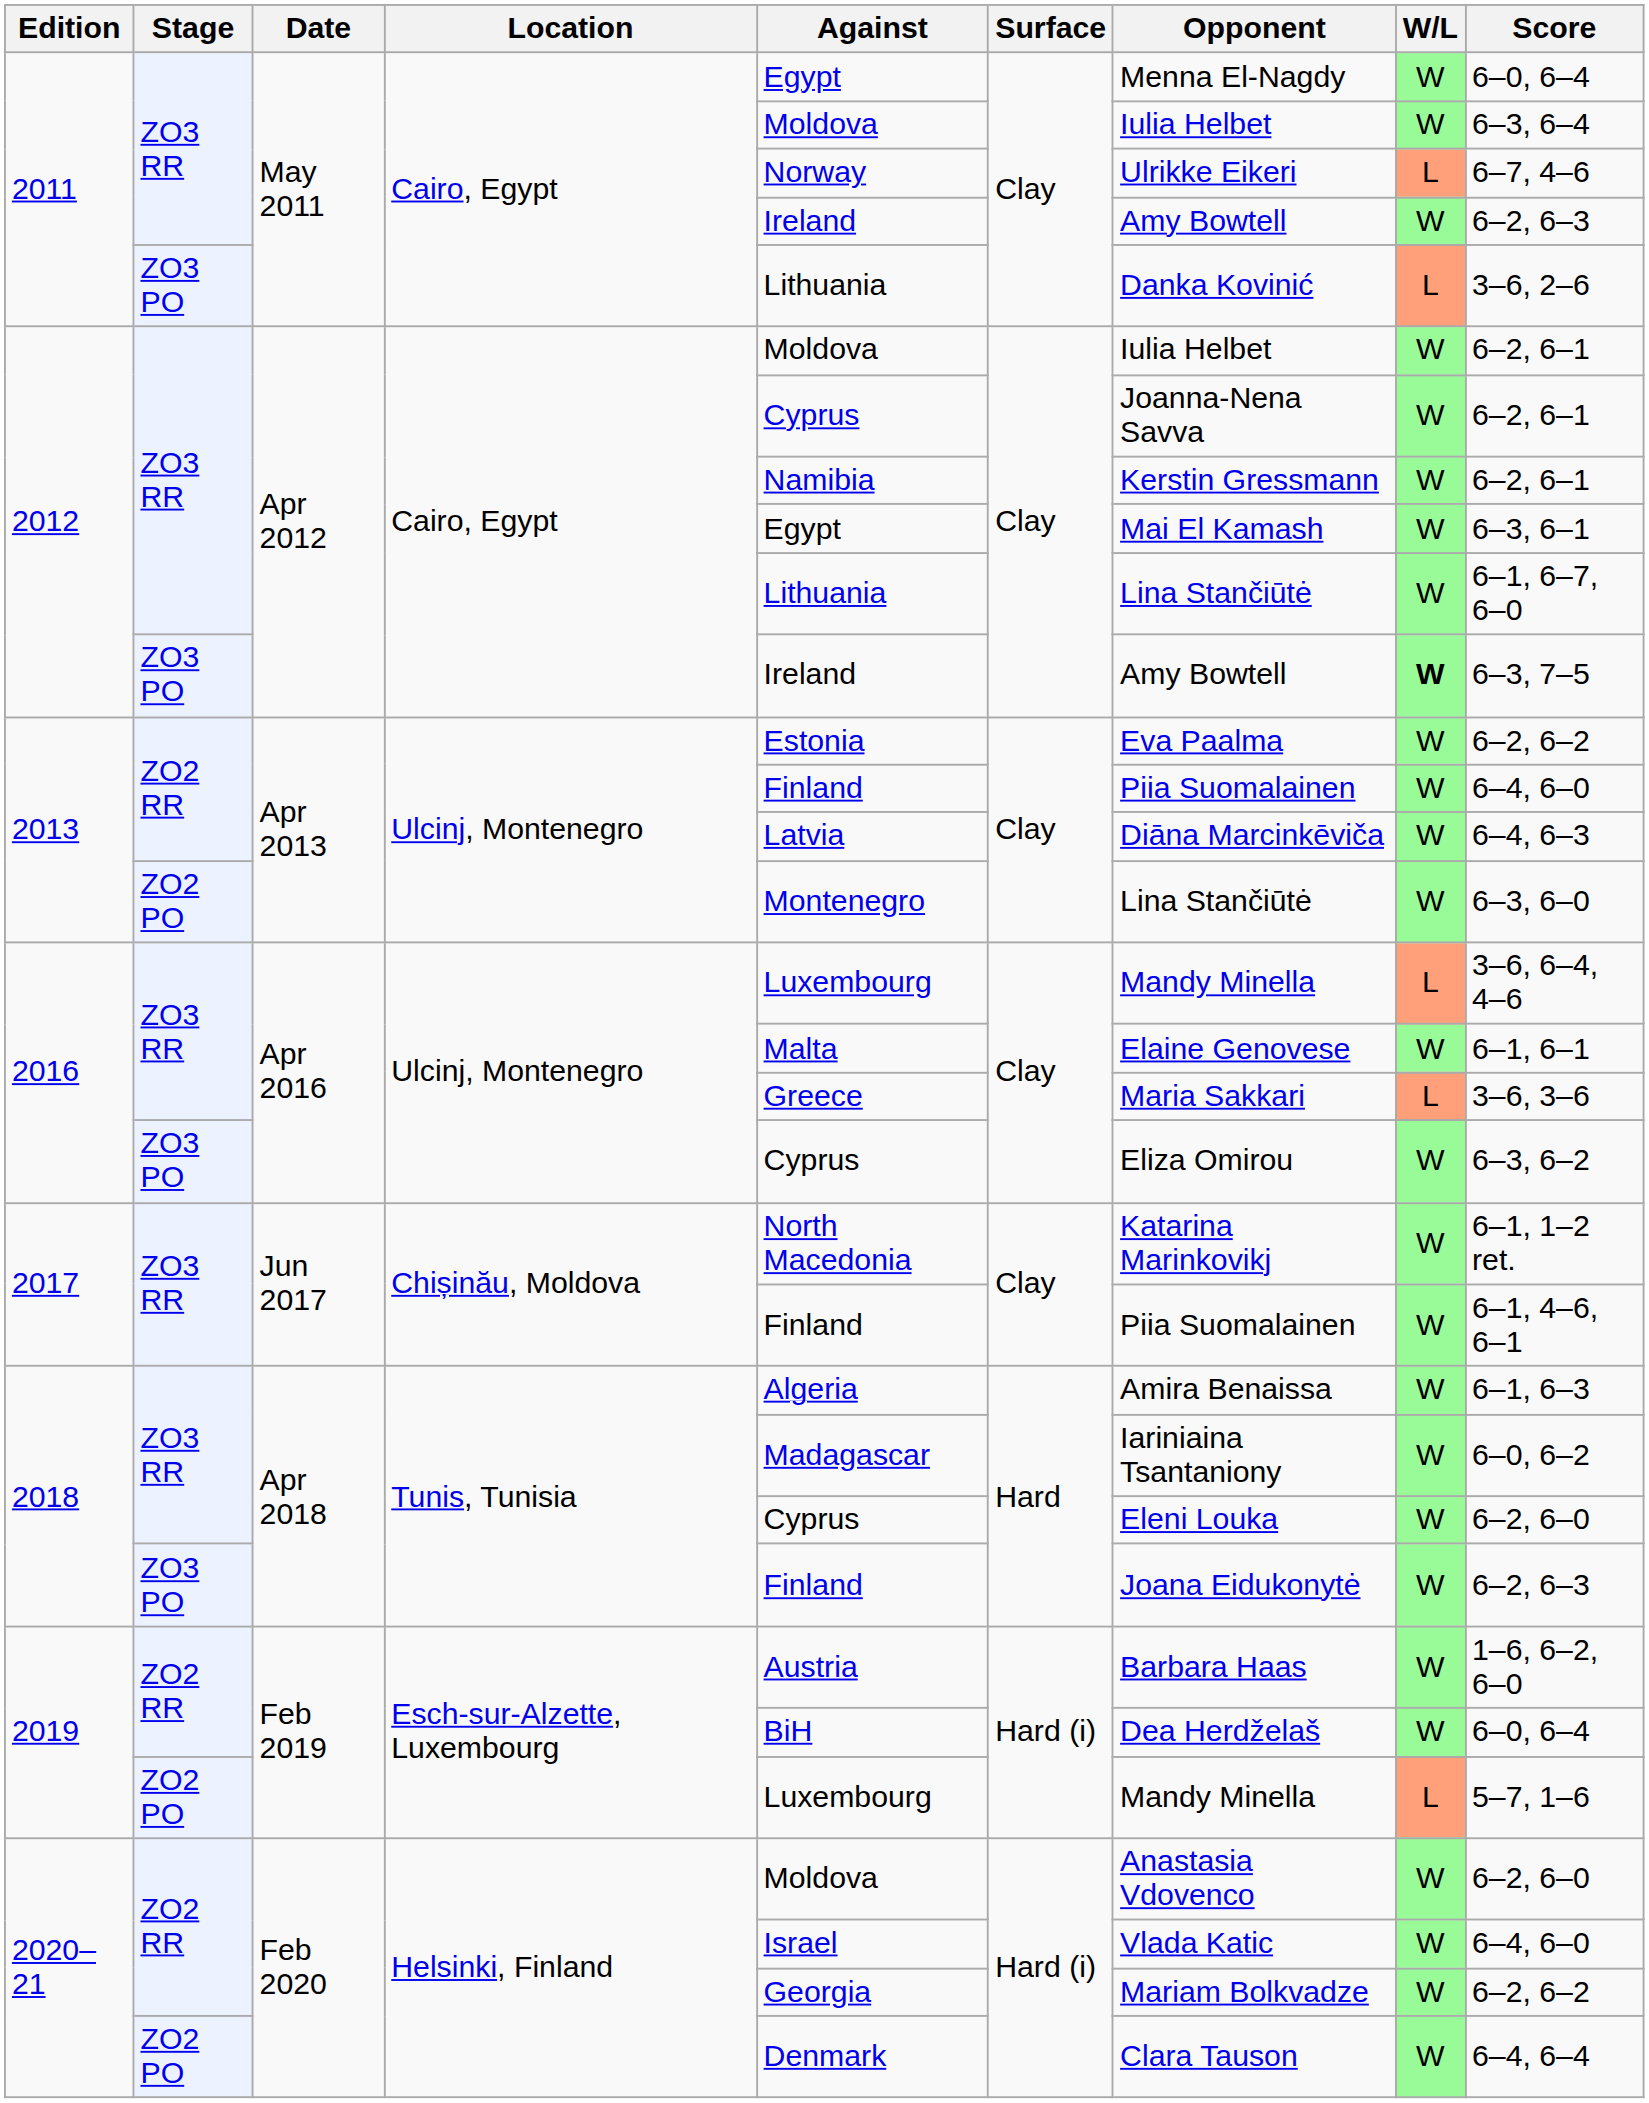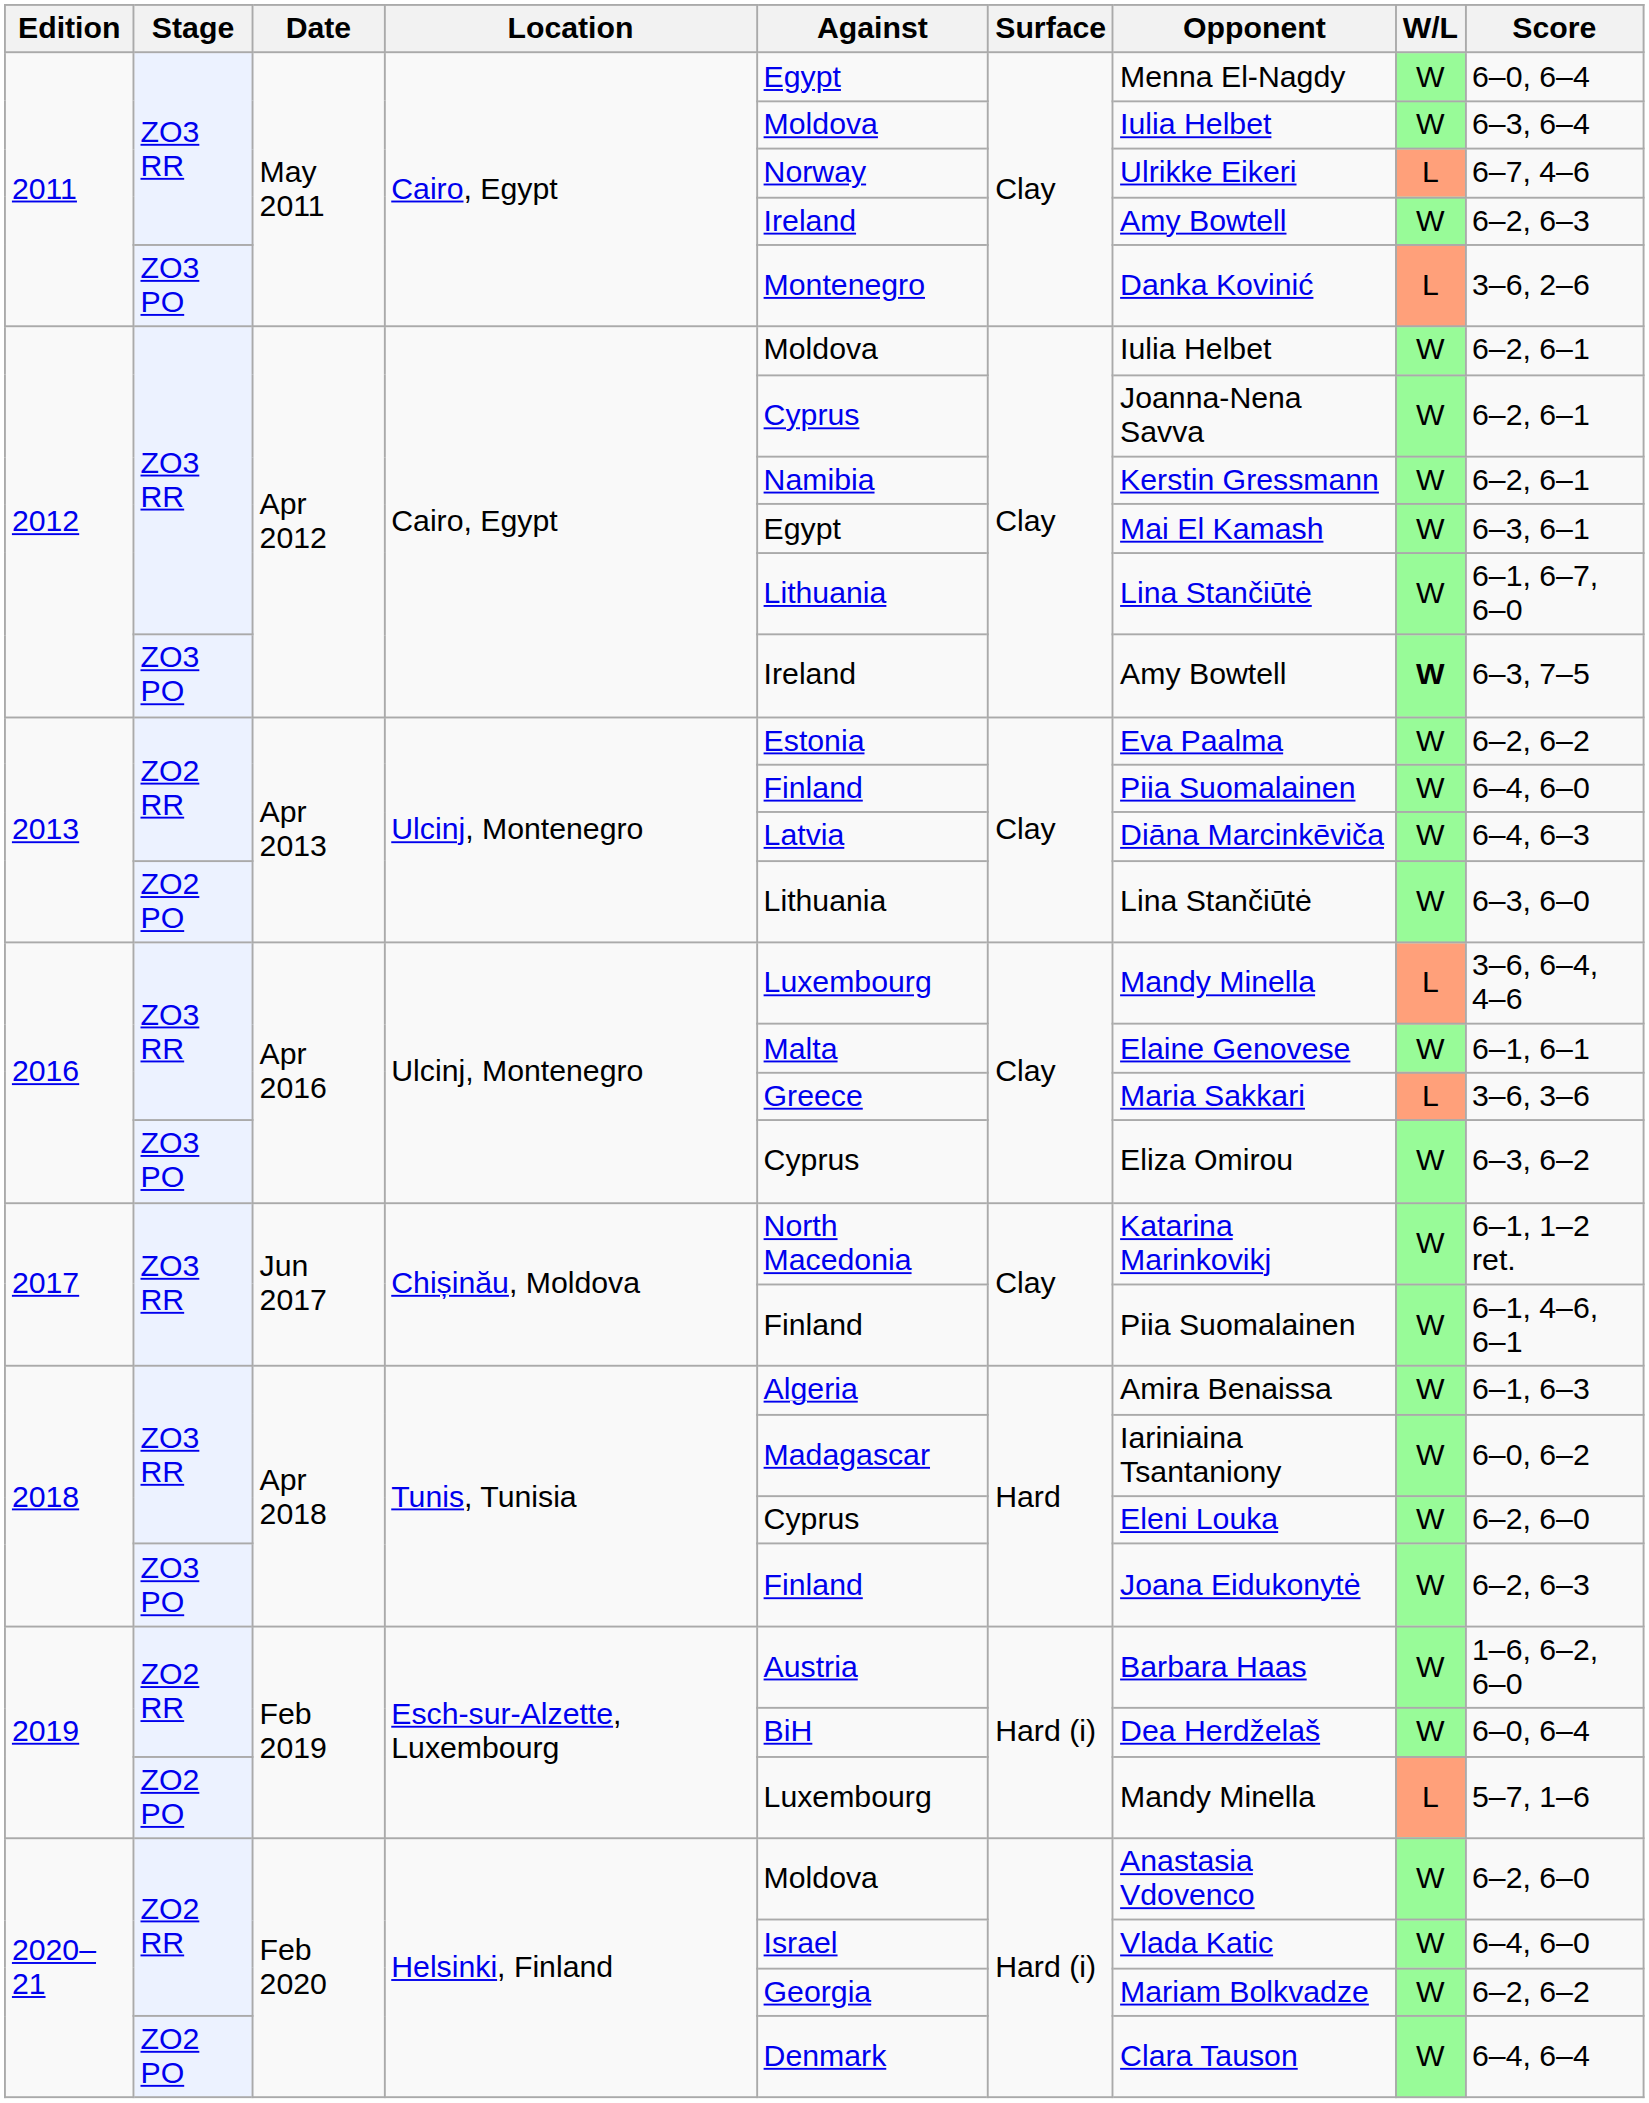(825, 285) Lithuania -> (844, 285) Montenegro
(844, 900) Montenegro -> (825, 900) Lithuania
